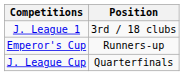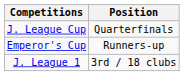rows swapped: (46, 29) <-> (46, 62)
